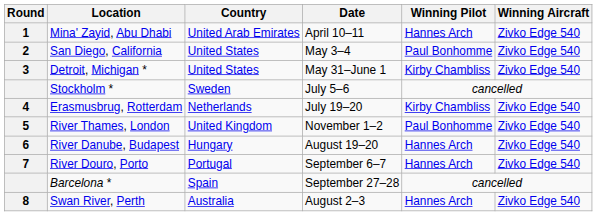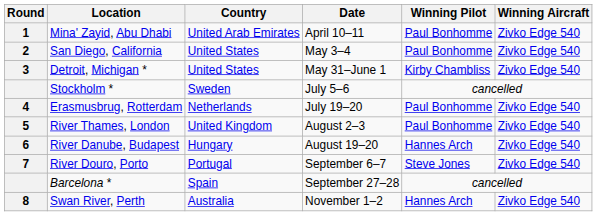(439, 32) Hannes Arch -> (448, 32) Paul Bonhomme
(447, 107) Kirby Chambliss -> (448, 107) Paul Bonhomme
(344, 126) November 1–2 -> (335, 126) August 2–3
(439, 164) Hannes Arch -> (437, 164) Steve Jones
(335, 201) August 2–3 -> (344, 201) November 1–2
